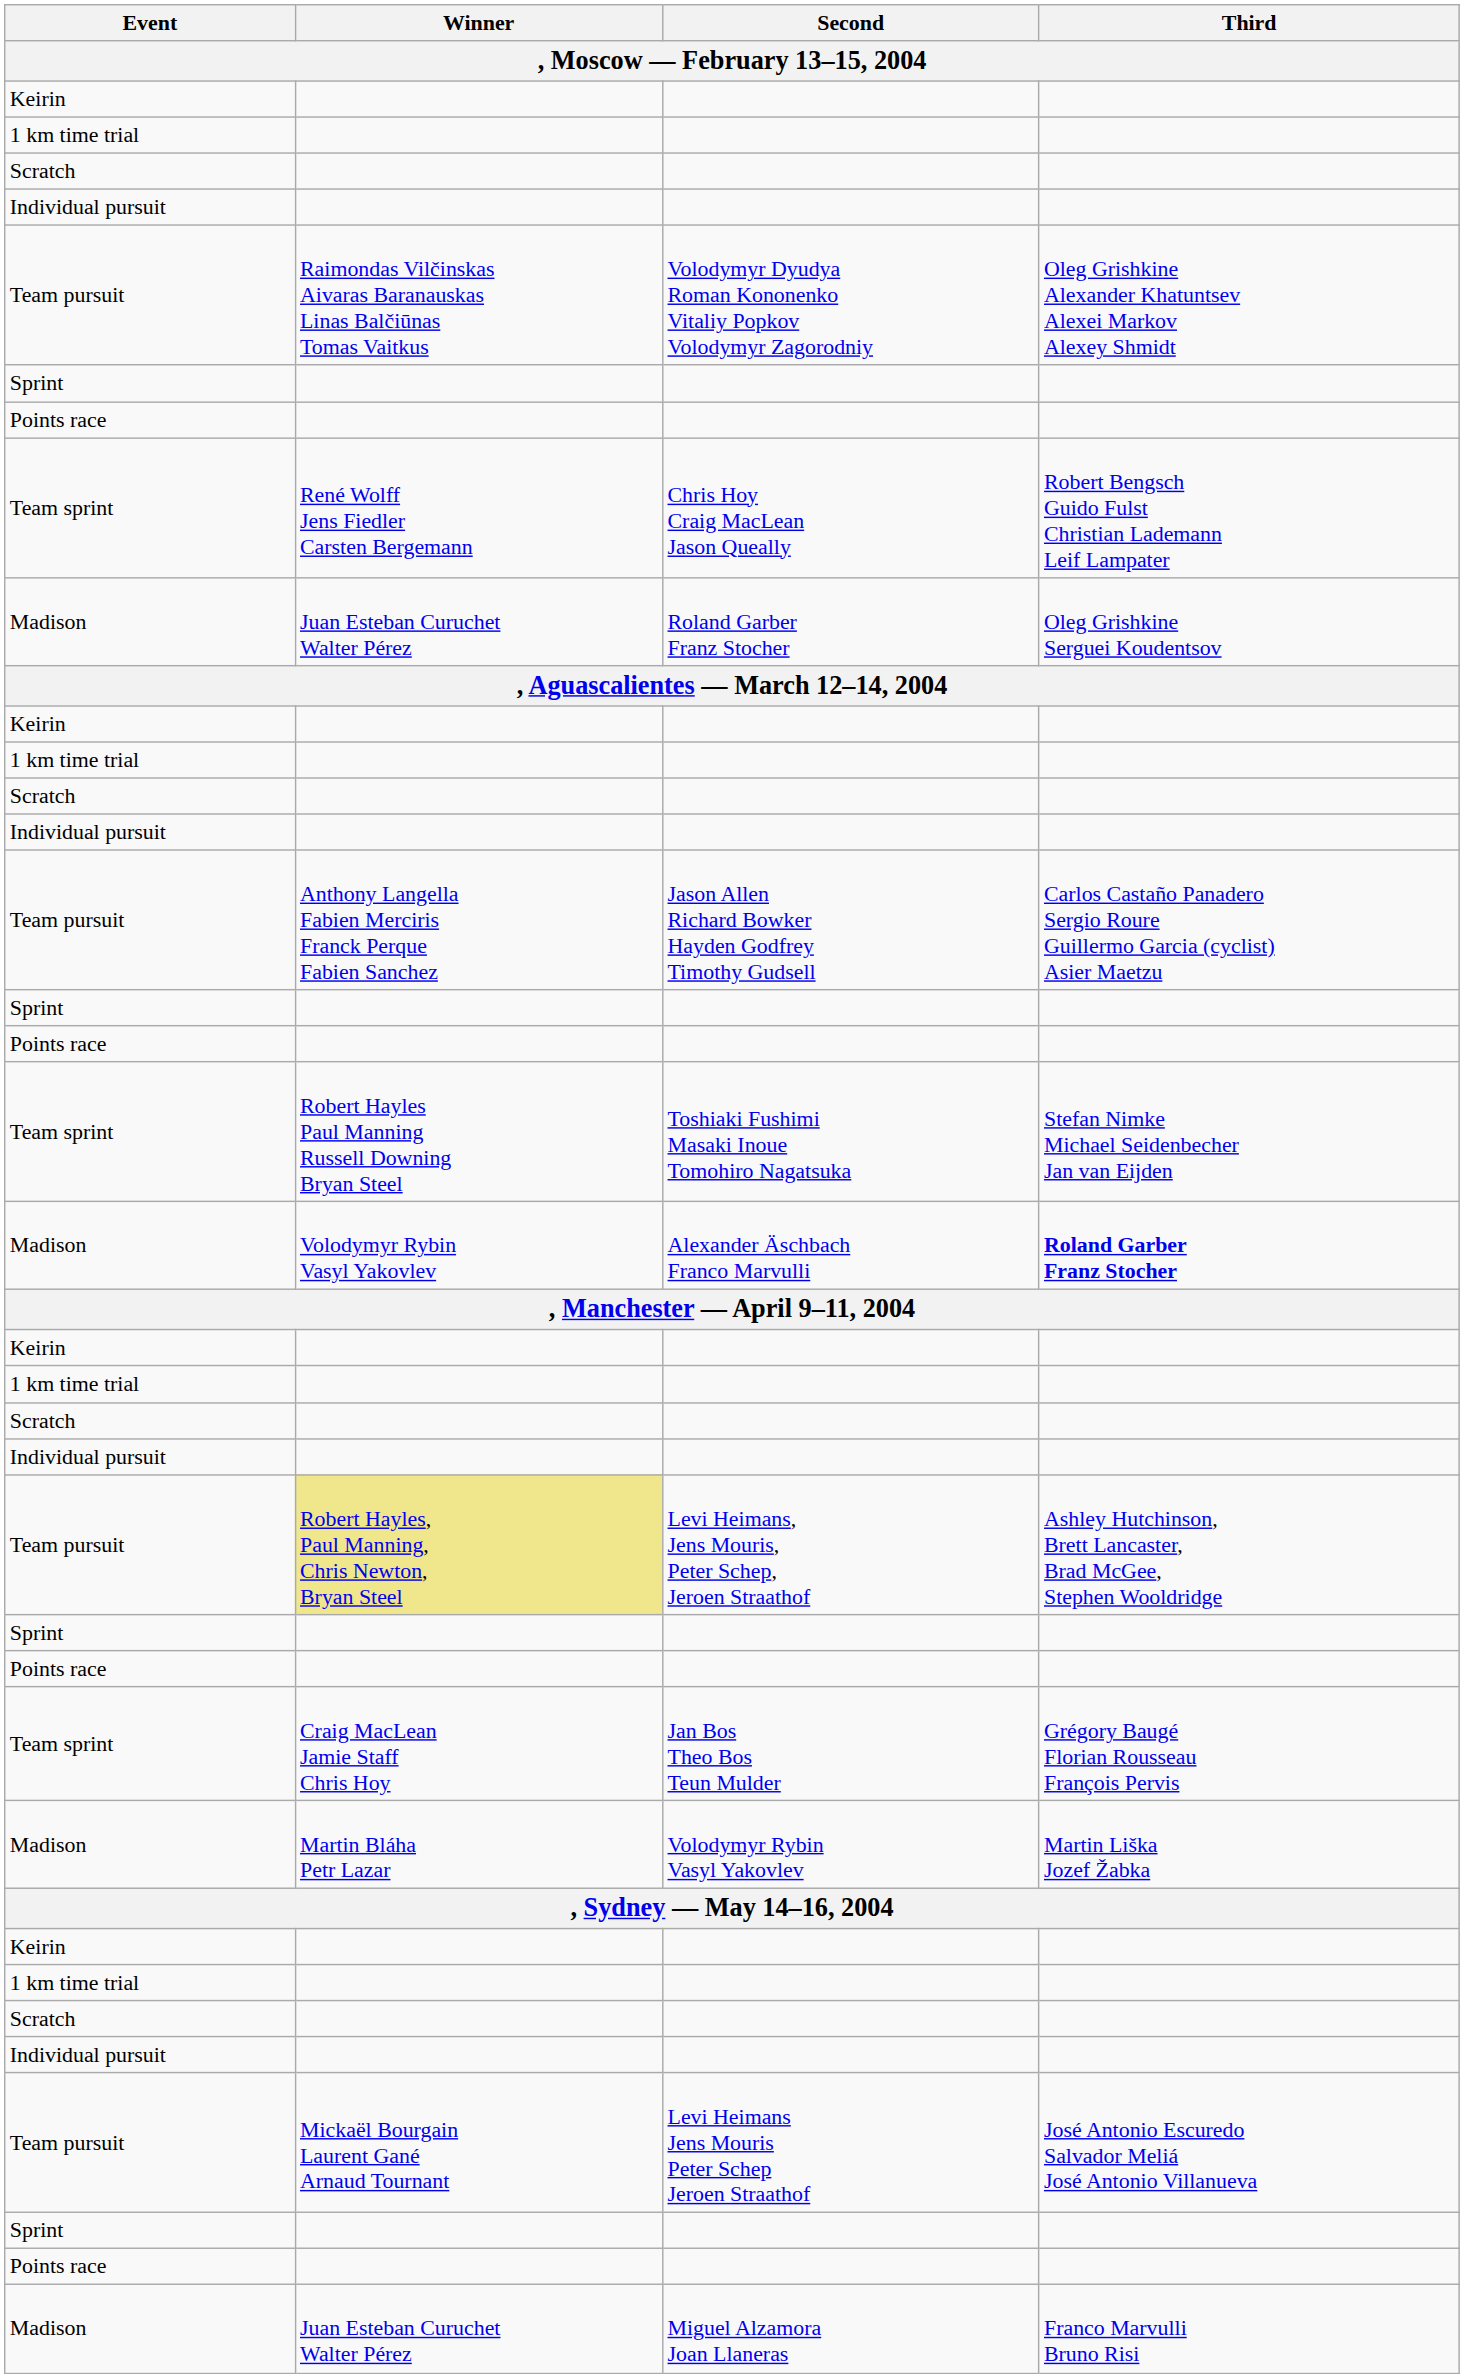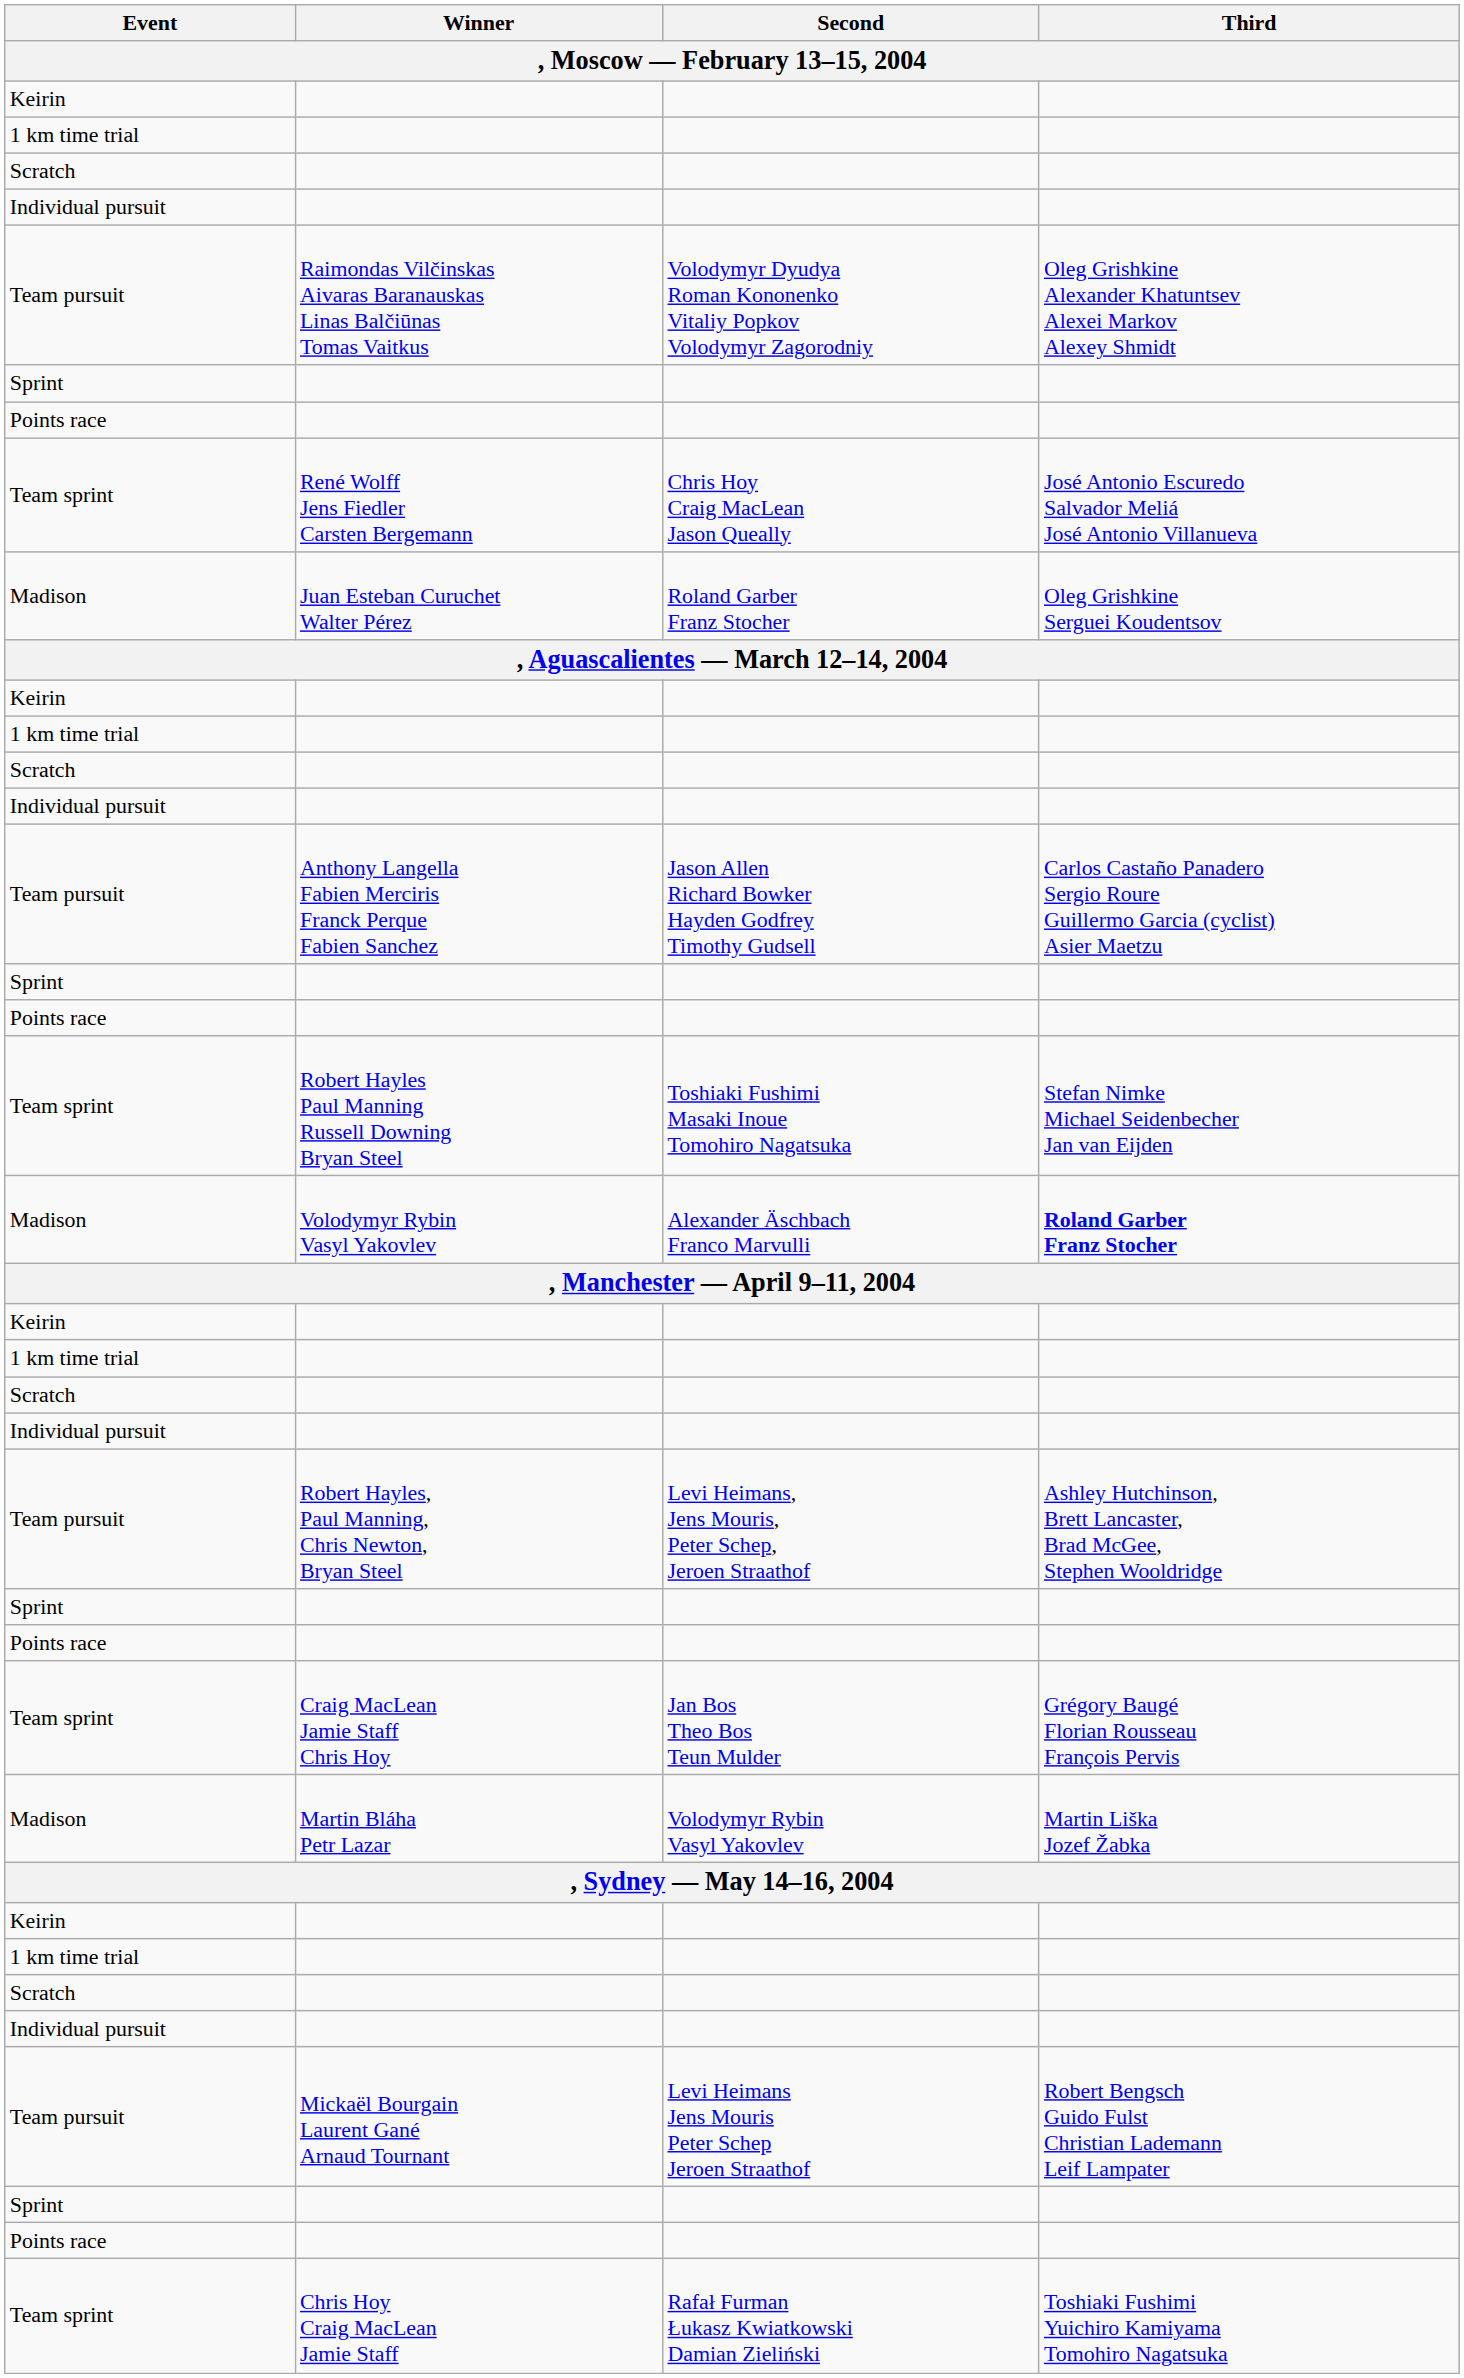(1133, 520) Robert Bengsch Guido Fulst Christian Lademann Leif Lampater -> (1151, 507) José Antonio Escuredo Salvador Meliá José Antonio Villanueva
(366, 1557) khaki background -> (366, 1531) no background
(1151, 2155) José Antonio Escuredo Salvador Meliá José Antonio Villanueva -> (1133, 2129) Robert Bengsch Guido Fulst Christian Lademann Leif Lampater
+ row: (62, 2315)
- row: (48, 2328)
